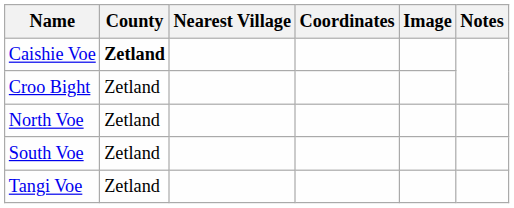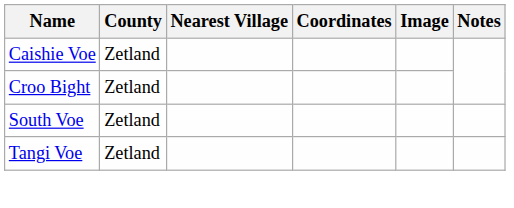(135, 54) bold -> (132, 54) normal
- row: (46, 120)
